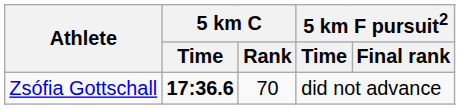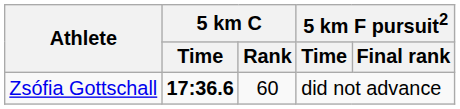(268, 89) 70 -> (268, 89) 60
